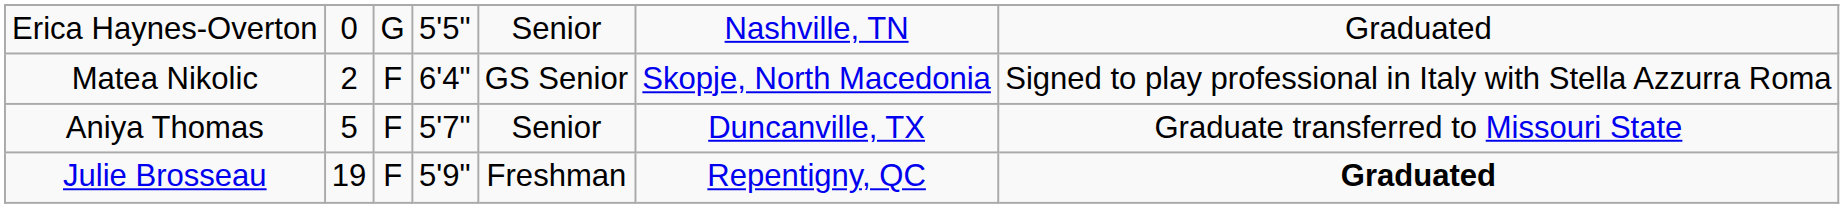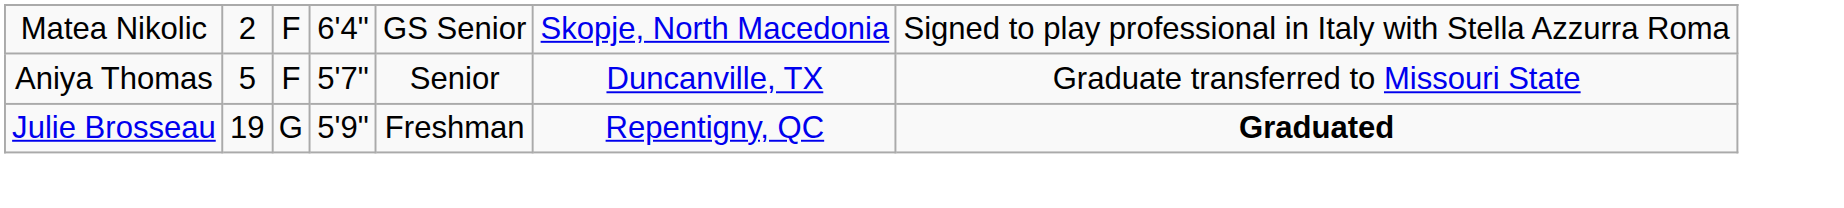- row: (165, 29)
(393, 176) F -> (291, 127) G
